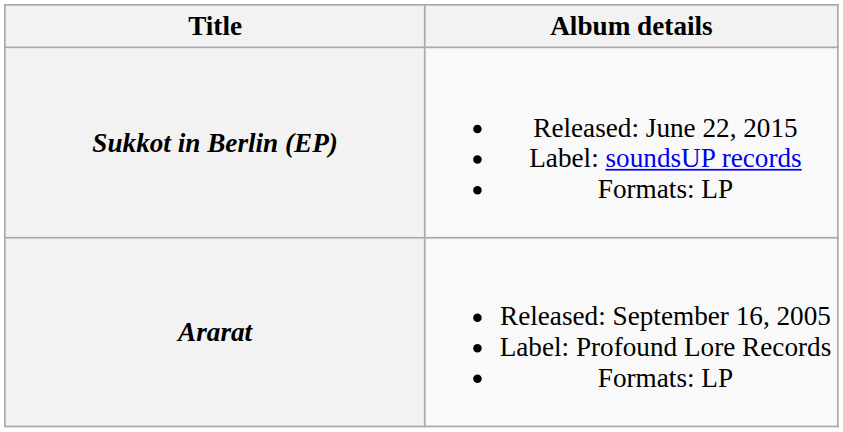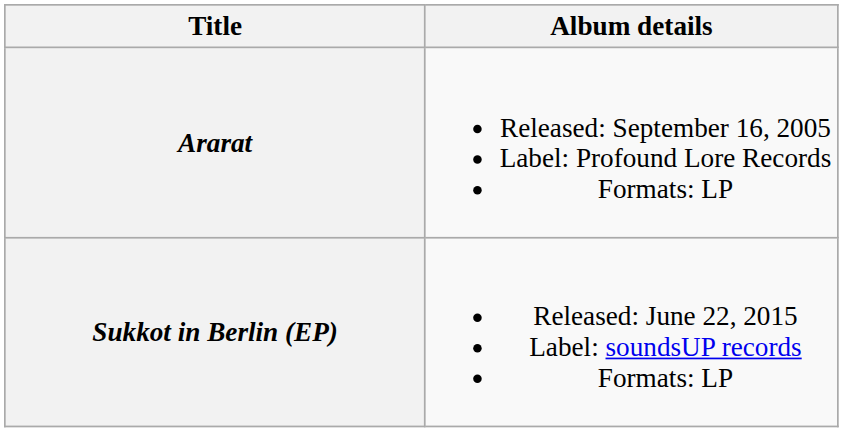rows swapped: (215, 331) <-> (215, 142)
